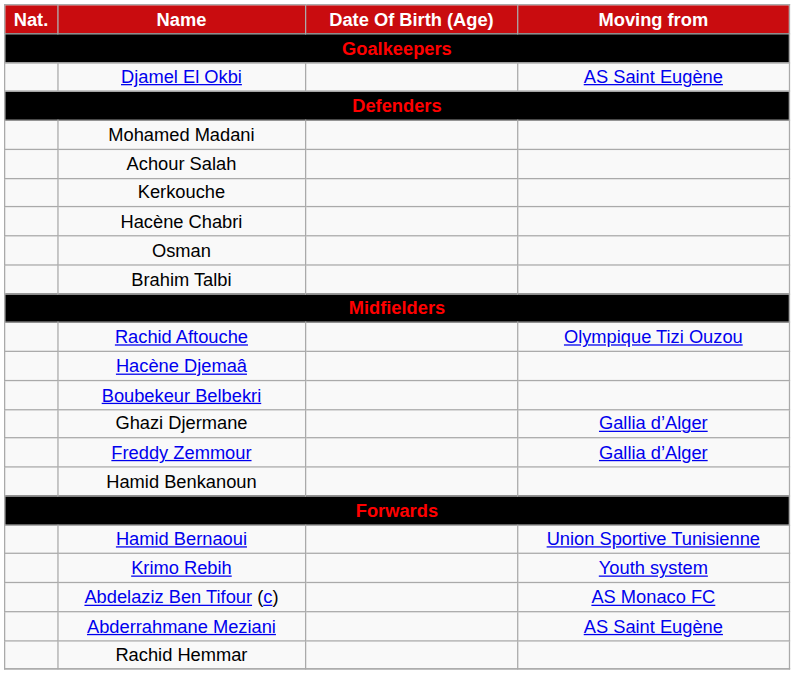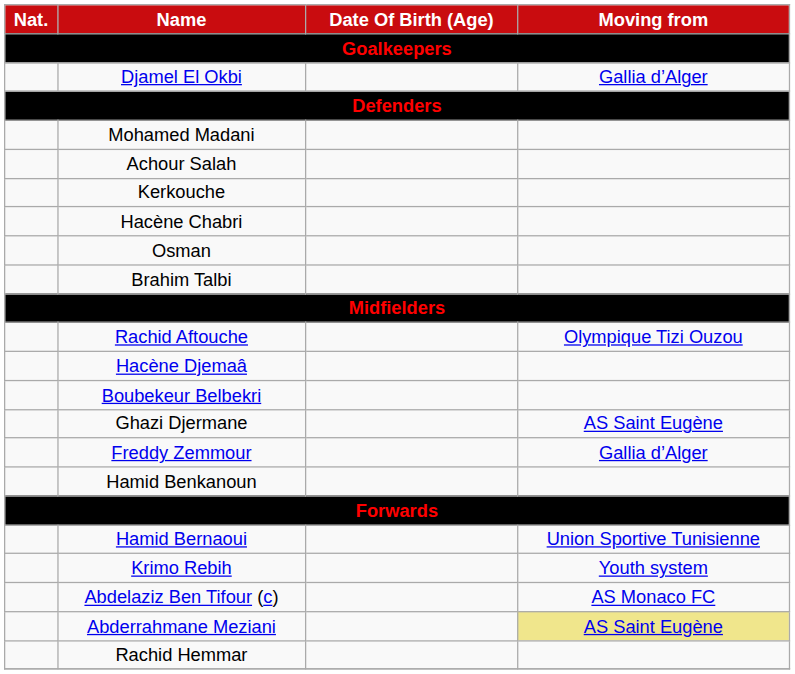(653, 77) AS Saint Eugène -> (653, 77) Gallia d’Alger
(653, 424) Gallia d’Alger -> (653, 424) AS Saint Eugène
(653, 626) no background -> (653, 626) khaki background
